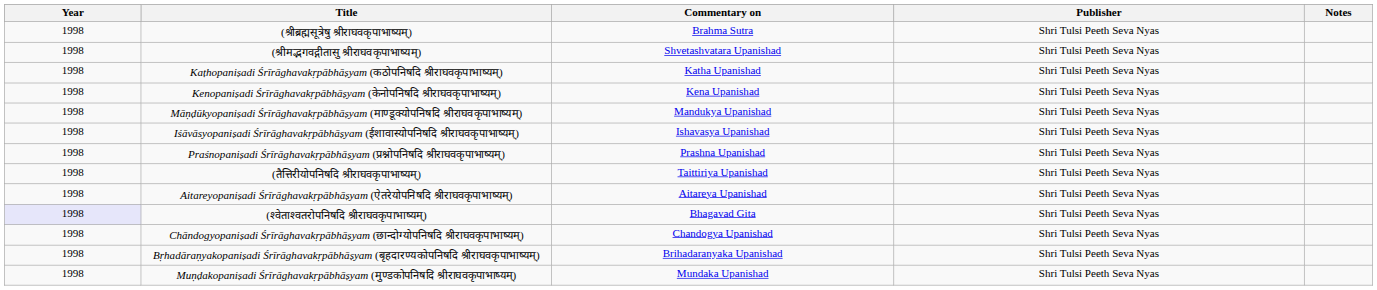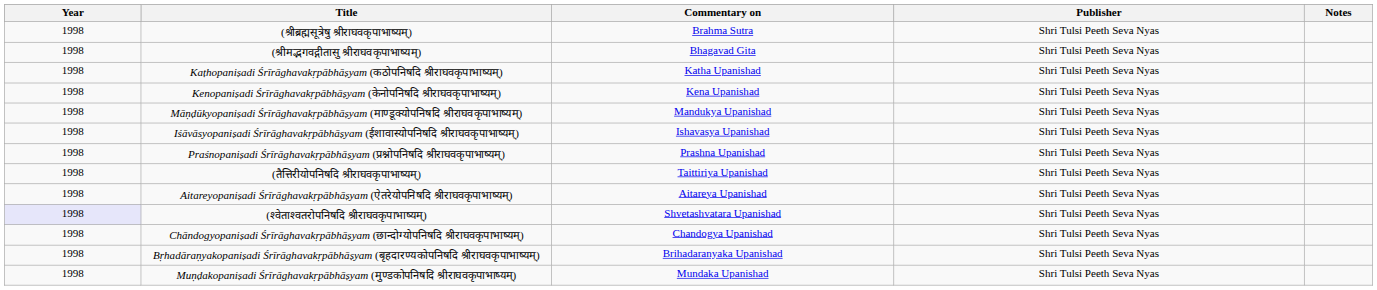(723, 51) Shvetashvatara Upanishad -> (723, 51) Bhagavad Gita
(723, 213) Bhagavad Gita -> (723, 213) Shvetashvatara Upanishad
